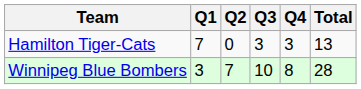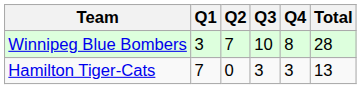rows swapped: (98, 70) <-> (82, 44)
